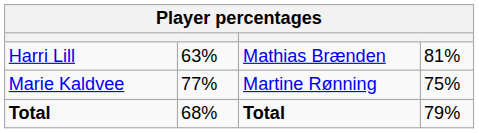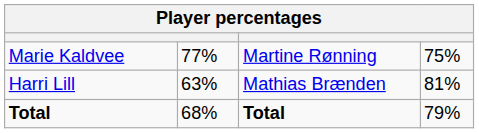rows swapped: (67, 84) <-> (42, 55)
